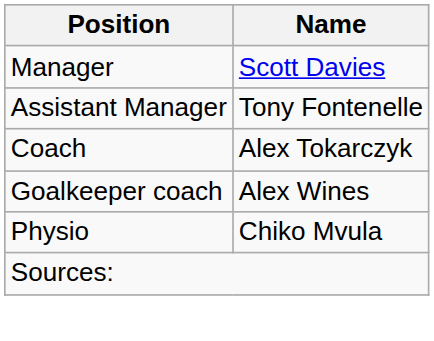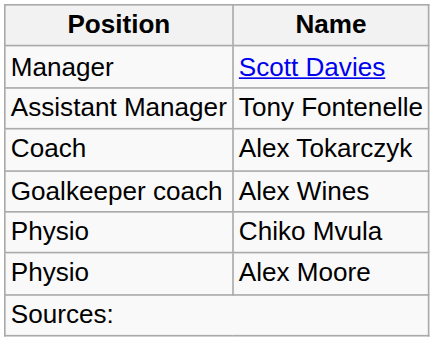+ row: (305, 273)
